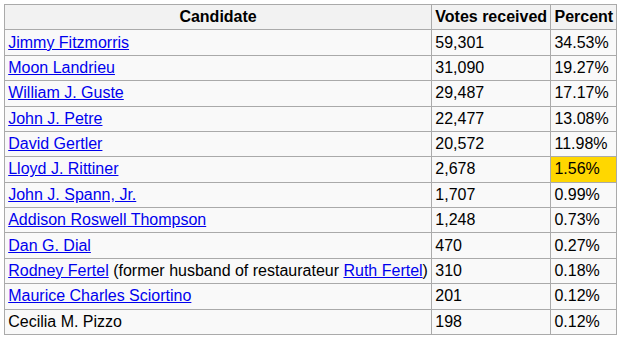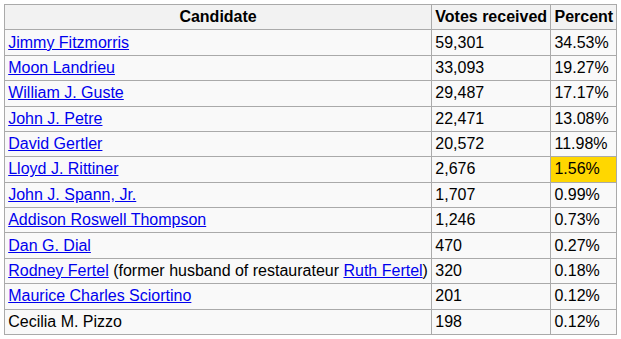(460, 67) 31,090 -> (460, 67) 33,093
(460, 118) 22,477 -> (460, 118) 22,471
(455, 169) 2,678 -> (455, 169) 2,676
(455, 220) 1,248 -> (455, 220) 1,246
(449, 270) 310 -> (449, 270) 320
